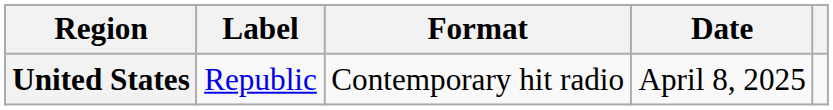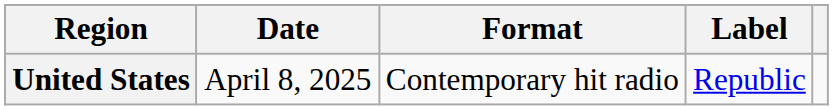columns swapped: (722, 29) <-> (261, 29)
